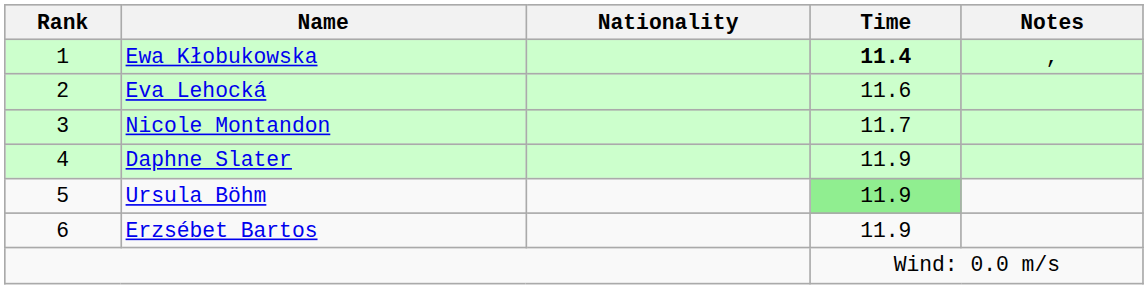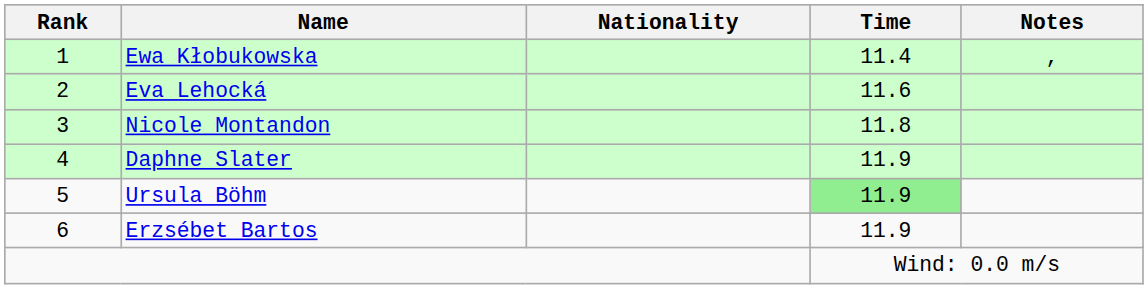(886, 57) bold -> (886, 57) normal
(886, 126) 11.7 -> (886, 126) 11.8
